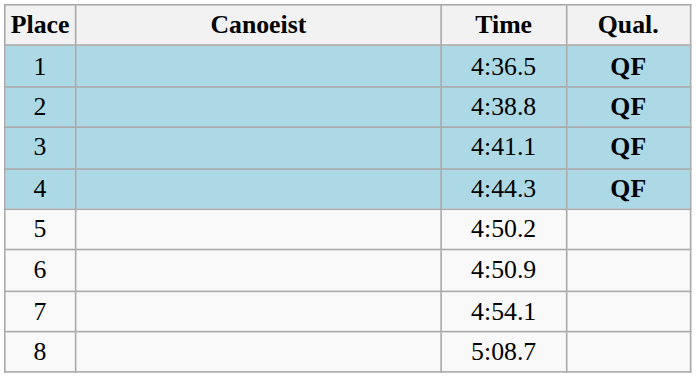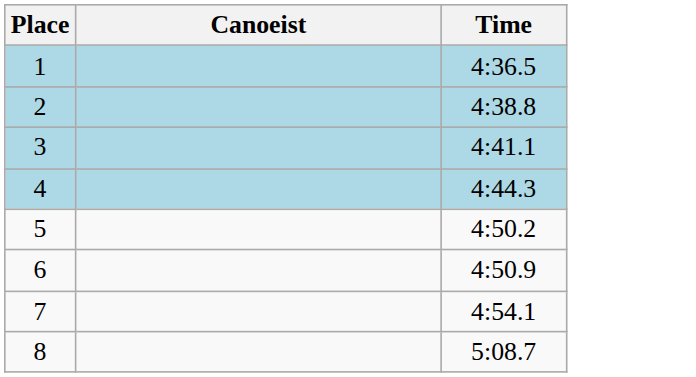- column: (628, 24)
